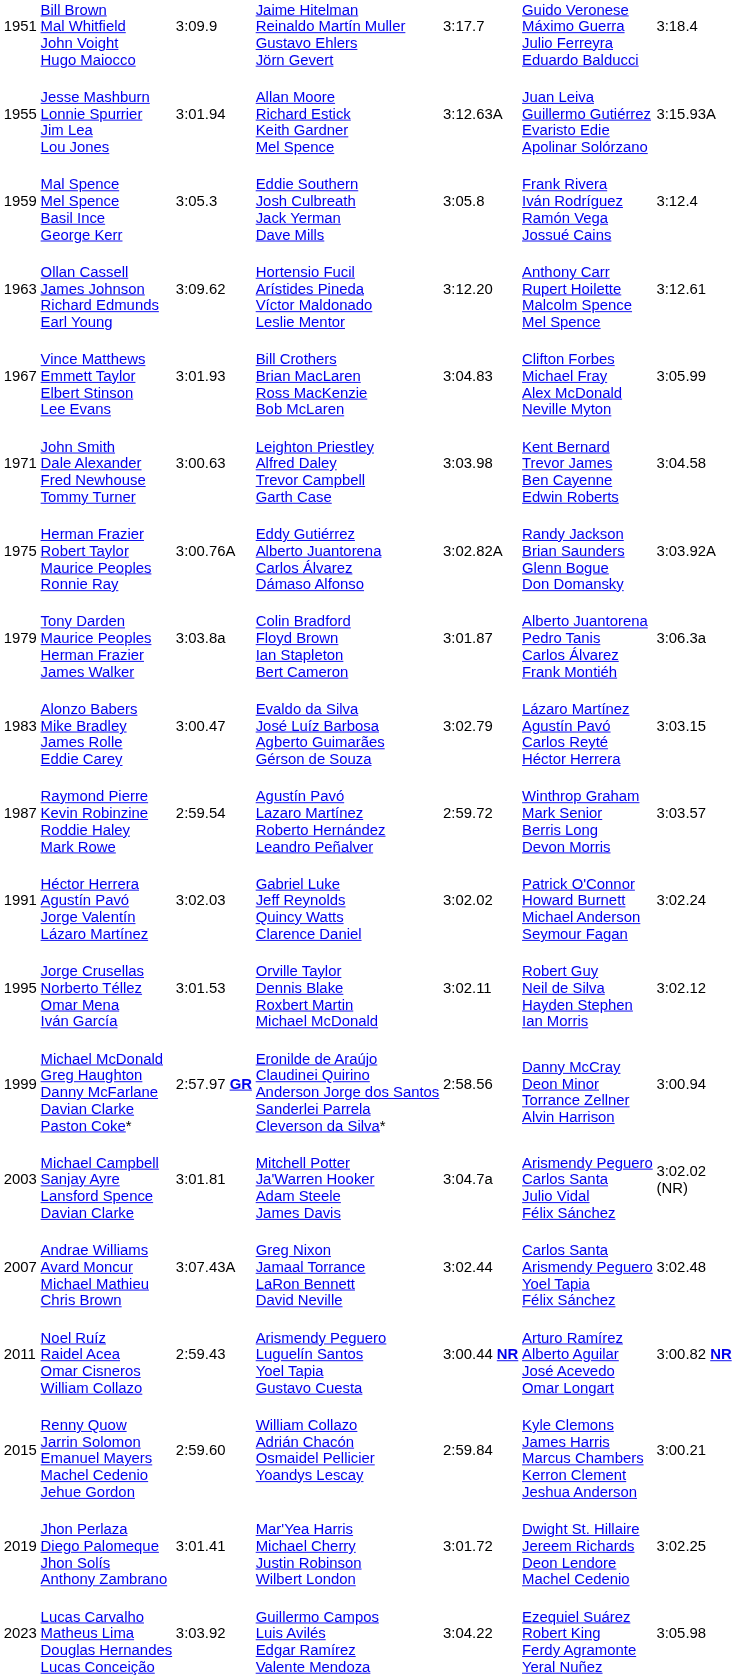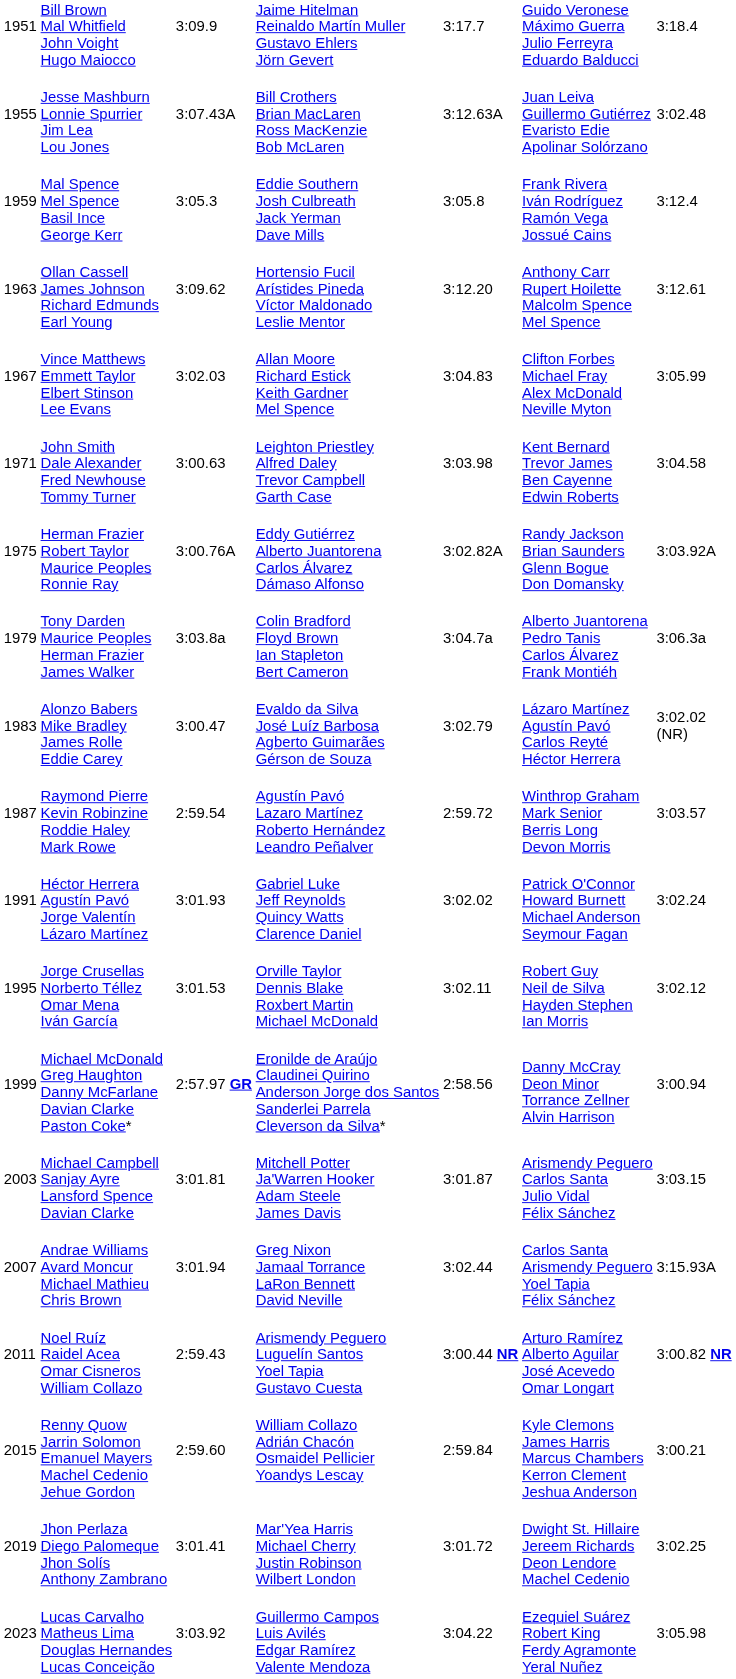(201, 114) 3:01.94 -> (206, 114) 3:07.43A
(303, 122) Allan Moore Richard Estick Keith Gardner Mel Spence -> (311, 122) Bill Crothers Brian MacLaren Ross MacKenzie Bob McLaren
(686, 114) 3:15.93A -> (681, 114) 3:02.48
(201, 376) 3:01.93 -> (201, 376) 3:02.03
(311, 384) Bill Crothers Brian MacLaren Ross MacKenzie Bob McLaren -> (303, 384) Allan Moore Richard Estick Keith Gardner Mel Spence
(468, 638) 3:01.87 -> (468, 638) 3:04.7a
(681, 726) 3:03.15 -> (681, 726) 3:02.02 (NR)
(201, 900) 3:02.03 -> (201, 900) 3:01.93
(468, 1179) 3:04.7a -> (468, 1179) 3:01.87
(681, 1179) 3:02.02 (NR) -> (681, 1179) 3:03.15
(206, 1267) 3:07.43A -> (201, 1267) 3:01.94
(681, 1267) 3:02.48 -> (686, 1267) 3:15.93A
